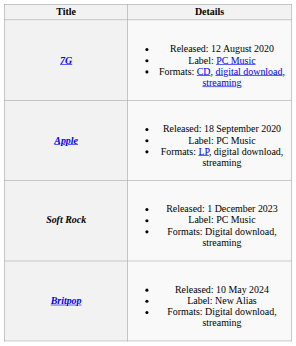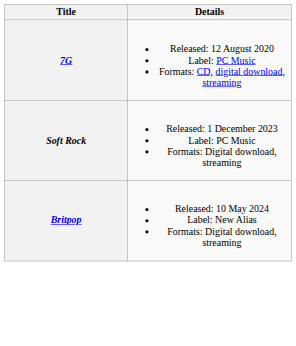- row: (66, 140)
